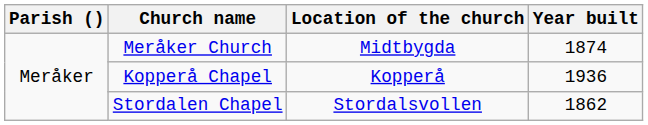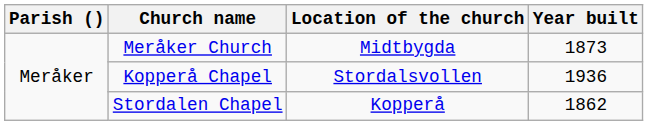(586, 48) 1874 -> (586, 48) 1873
(408, 77) Kopperå -> (408, 77) Stordalsvollen
(408, 106) Stordalsvollen -> (408, 106) Kopperå
